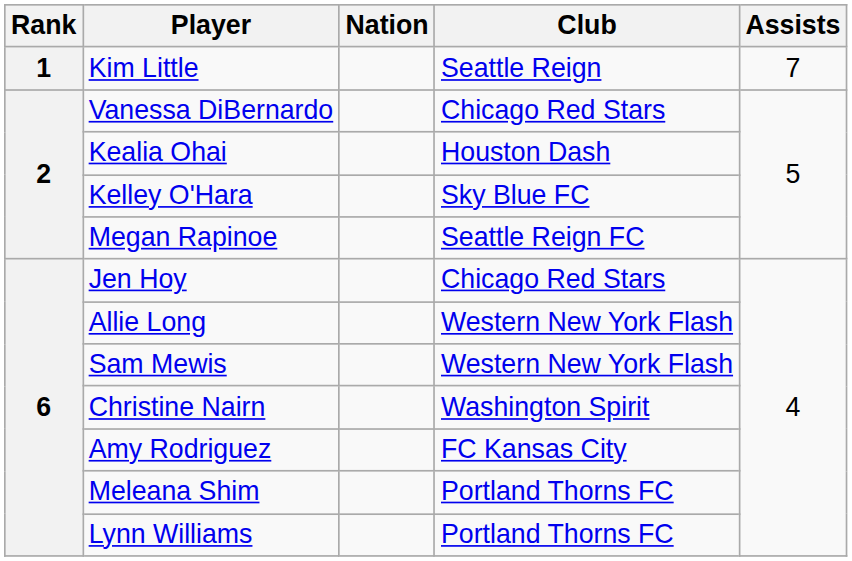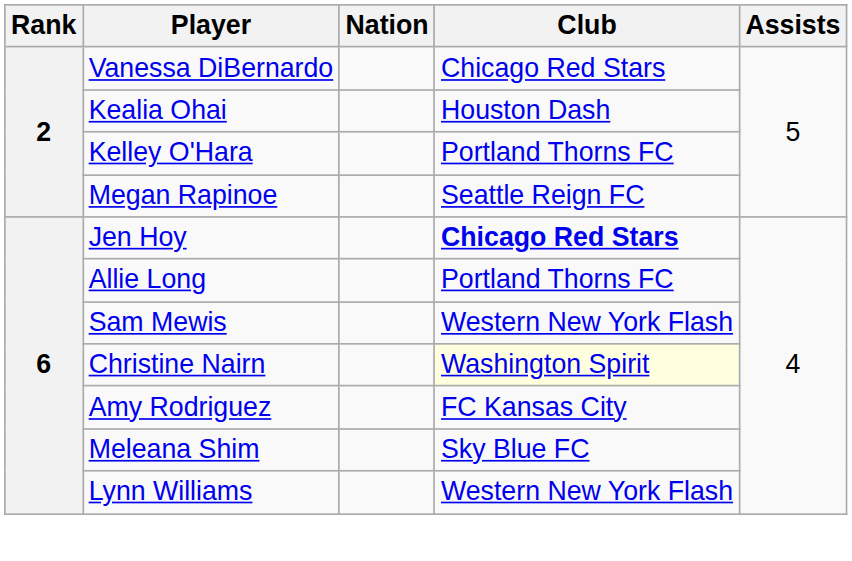- row: (144, 68)
(515, 195) Sky Blue FC -> (557, 152) Portland Thorns FC
(553, 279) normal -> (560, 237) bold
(587, 322) Western New York Flash -> (557, 279) Portland Thorns FC
(545, 407) no background -> (545, 364) lightyellow background
(557, 491) Portland Thorns FC -> (515, 449) Sky Blue FC
(557, 534) Portland Thorns FC -> (587, 491) Western New York Flash
